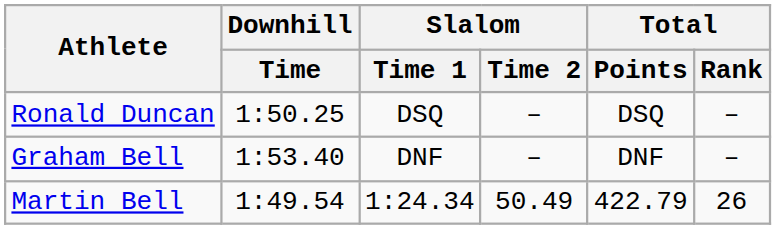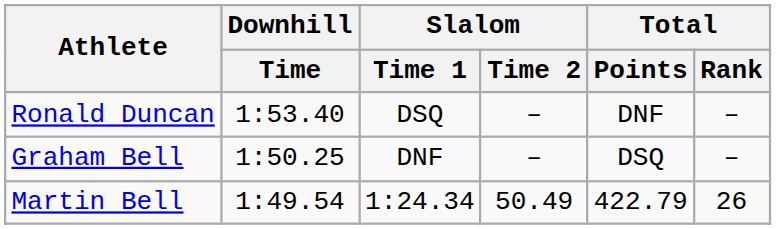(290, 114) 1:50.25 -> (290, 114) 1:53.40
(641, 114) DSQ -> (641, 114) DNF
(290, 158) 1:53.40 -> (290, 158) 1:50.25
(641, 158) DNF -> (641, 158) DSQ
